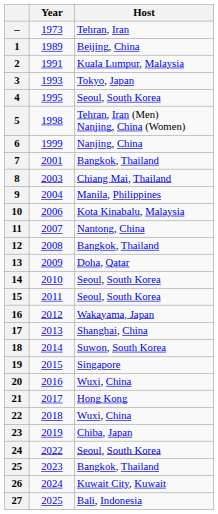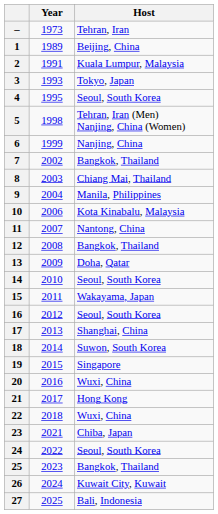(52, 161) 2001 -> (52, 161) 2002
(119, 297) Seoul, South Korea -> (116, 297) Wakayama, Japan
(116, 314) Wakayama, Japan -> (119, 314) Seoul, South Korea
(52, 433) 2019 -> (52, 433) 2021
